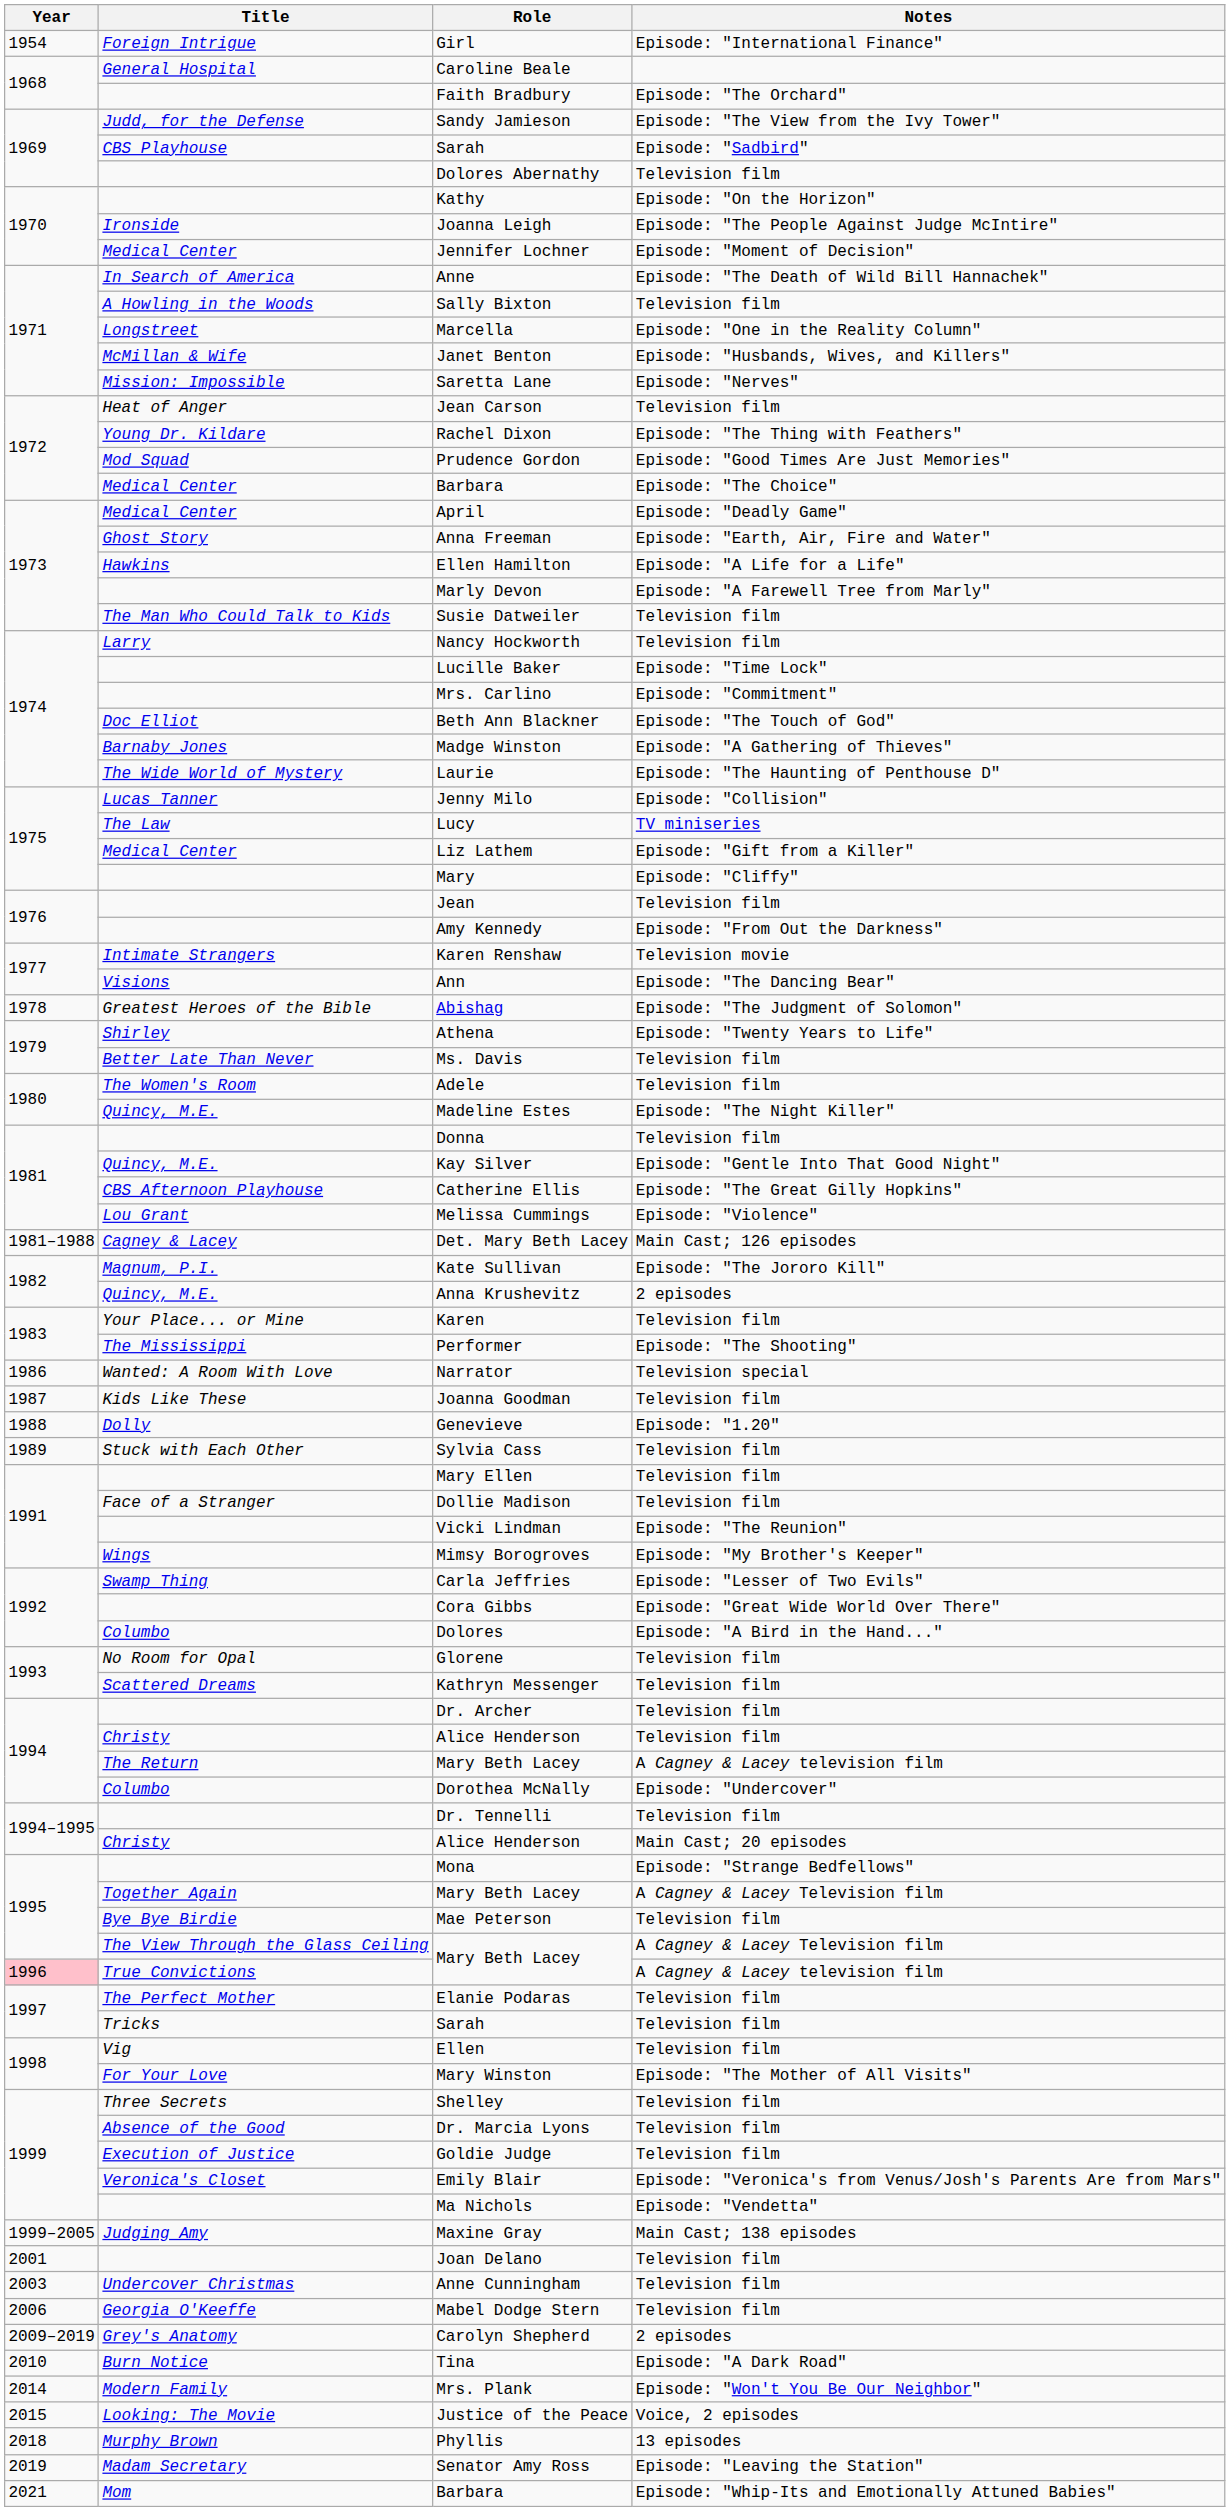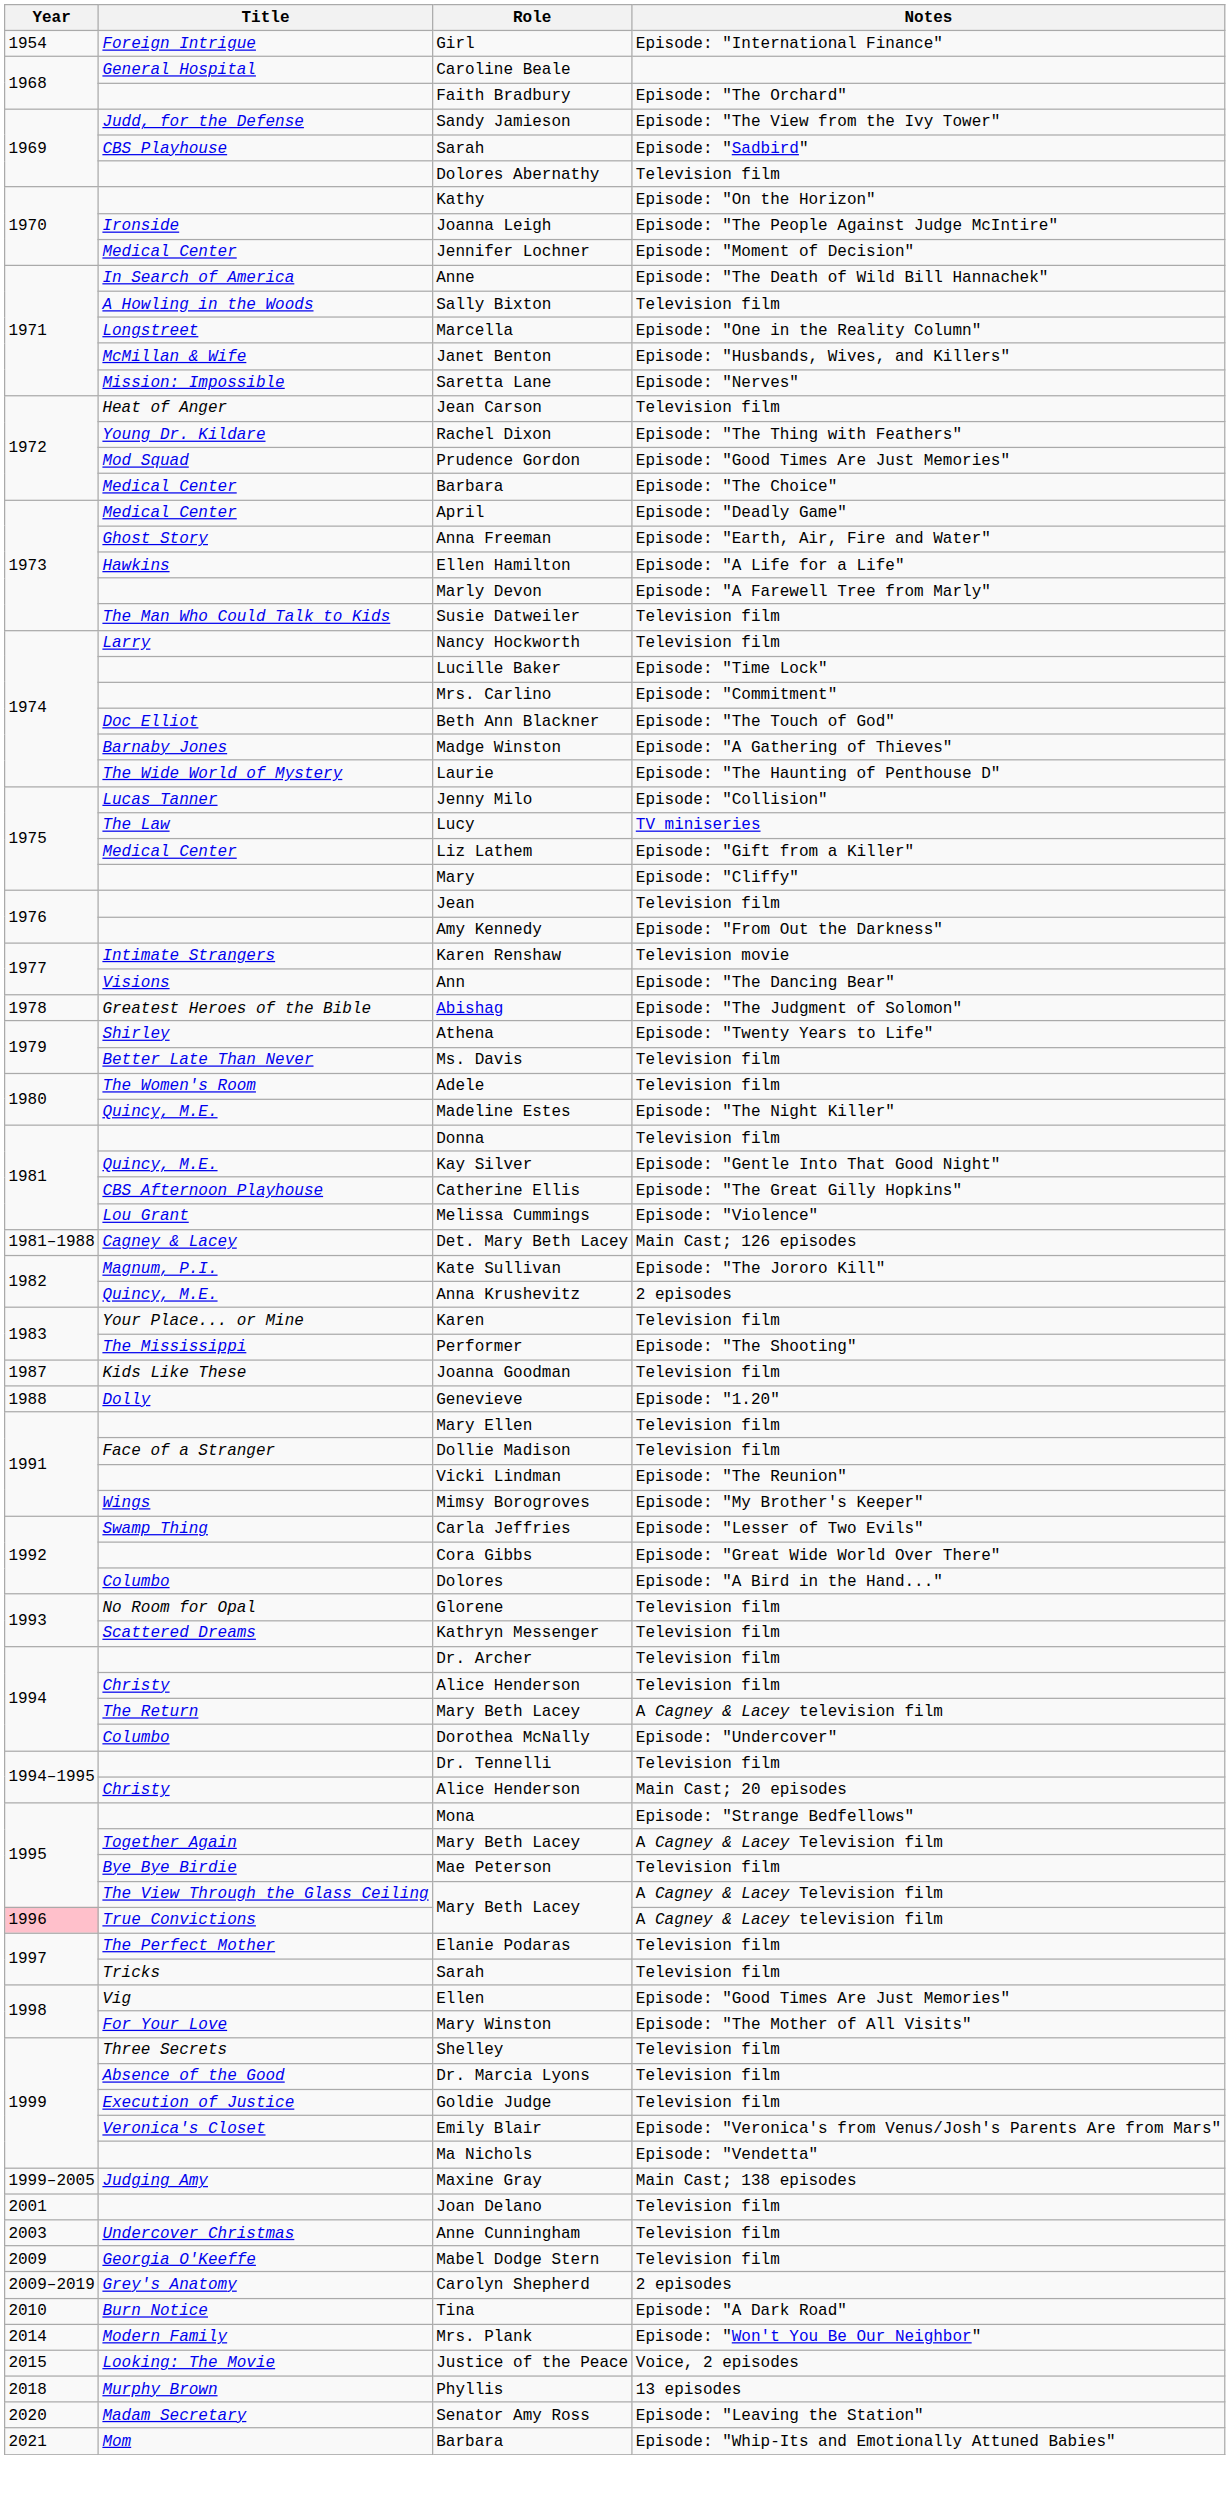- row: (218, 1373)
- row: (203, 1451)
(708, 2050) Television film -> (823, 1998) Episode: "Good Times Are Just Memories"
(28, 2311) 2006 -> (28, 2259) 2009
(28, 2467) 2019 -> (28, 2415) 2020
